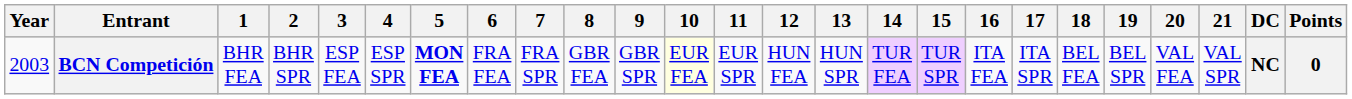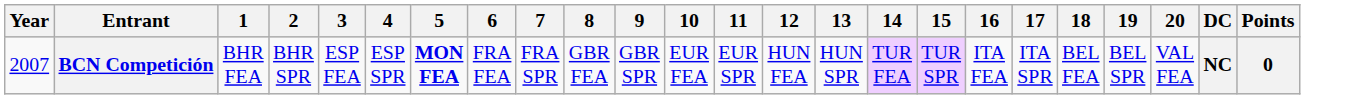- column: (1223, 20)
(29, 64) 2003 -> (29, 64) 2007
(689, 64) lightyellow background -> (689, 64) no background
